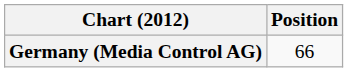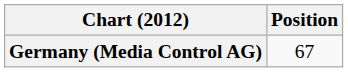(305, 50) 66 -> (305, 50) 67
